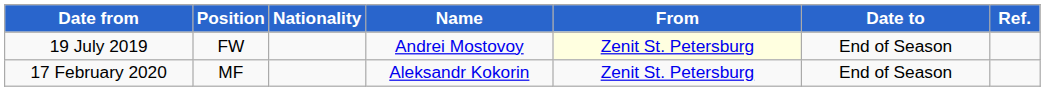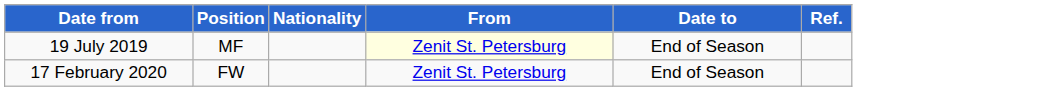- column: (459, 19)
(231, 46) FW -> (231, 46) MF
(231, 73) MF -> (231, 73) FW
